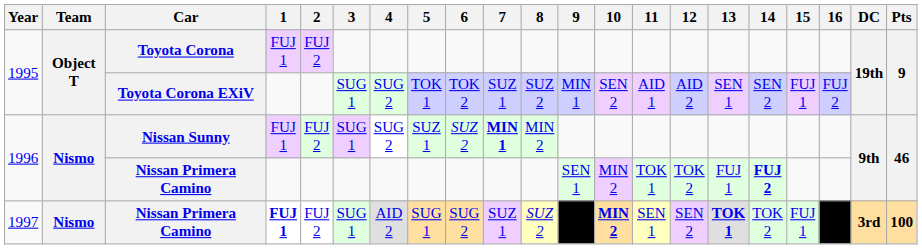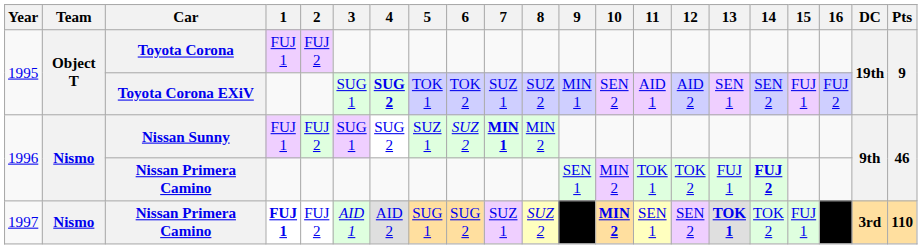(389, 94) normal -> (389, 94) bold
(352, 222) SUG 1 -> (352, 222) AID 1
(902, 222) 100 -> (902, 222) 110
